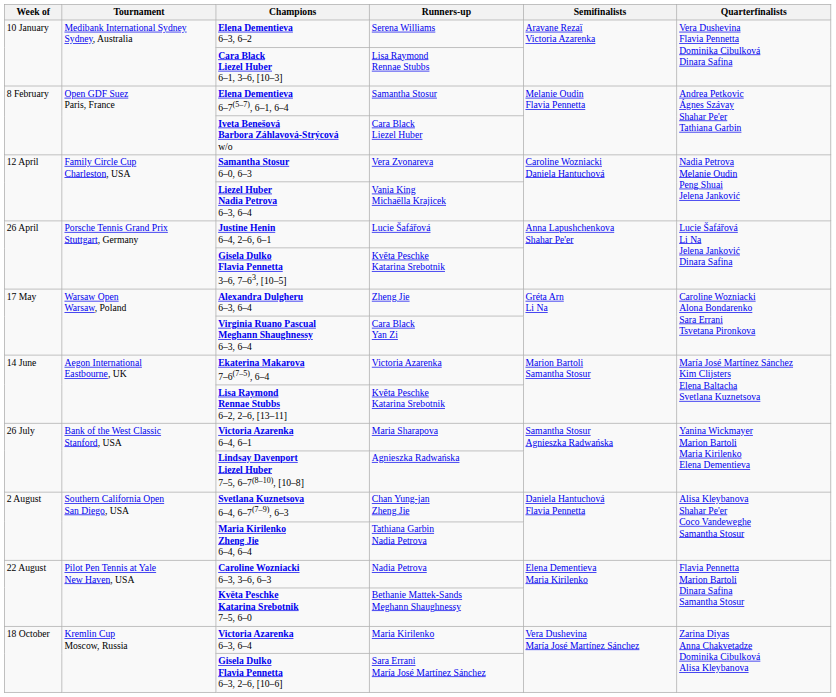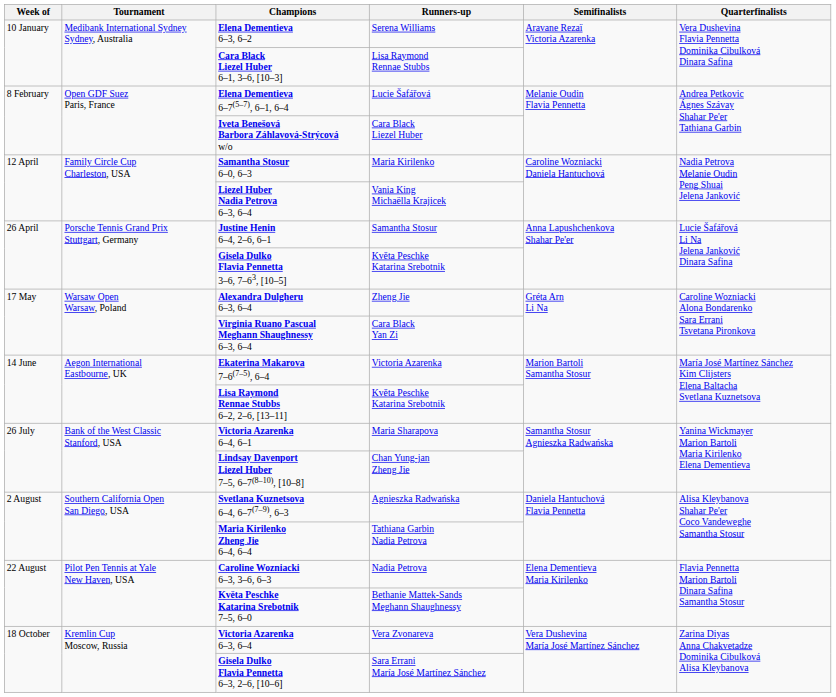(404, 93) Samantha Stosur -> (401, 93) Lucie Šafářová
(402, 162) Vera Zvonareva -> (403, 162) Maria Kirilenko
(401, 228) Lucie Šafářová -> (404, 228) Samantha Stosur
(416, 458) Agnieszka Radwańska -> (401, 464) Chan Yung-jan Zheng Jie
(401, 505) Chan Yung-jan Zheng Jie -> (416, 499) Agnieszka Radwańska
(403, 633) Maria Kirilenko -> (402, 633) Vera Zvonareva
